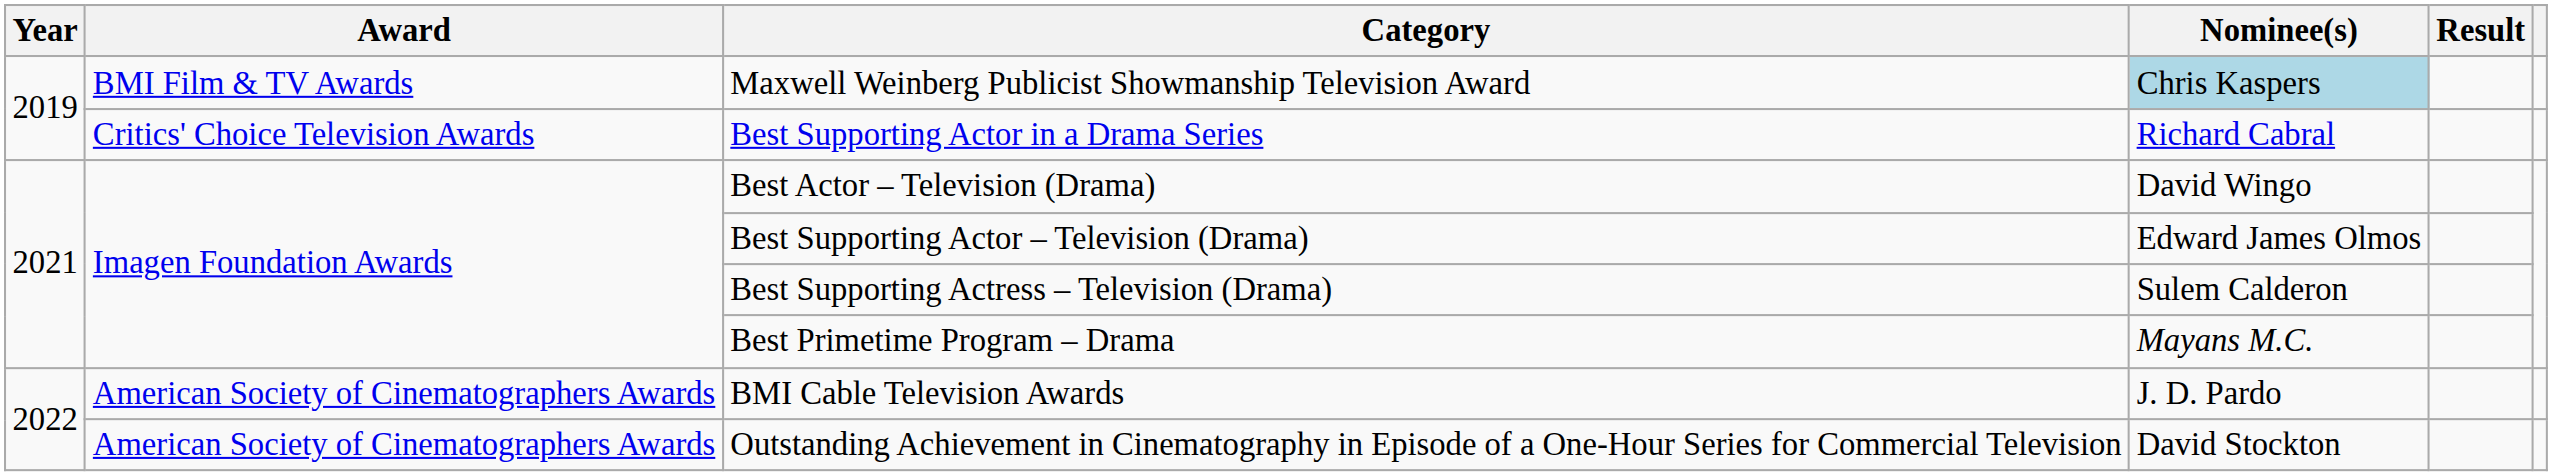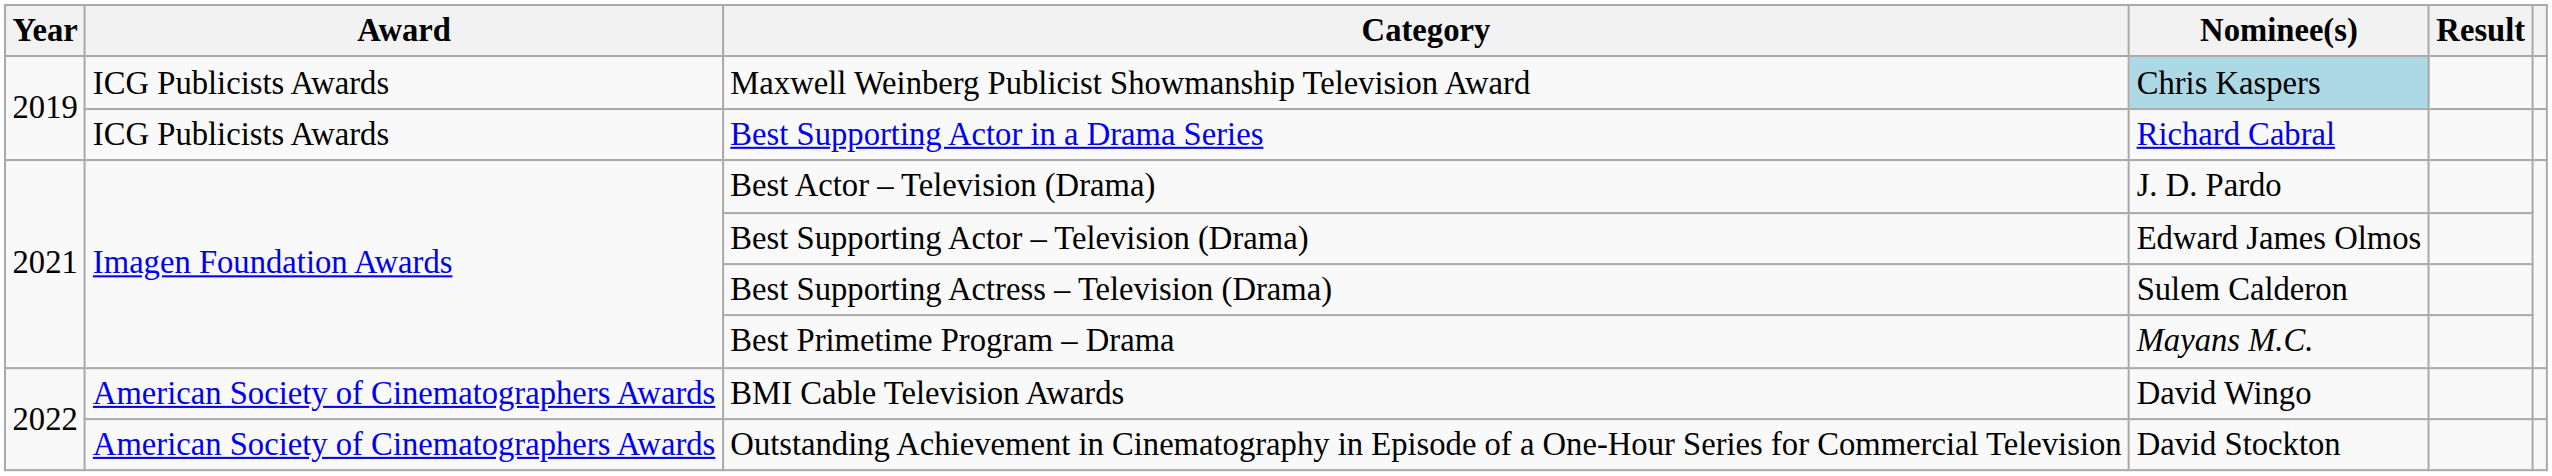(253, 82) BMI Film & TV Awards -> (241, 82) ICG Publicists Awards
(314, 133) Critics' Choice Television Awards -> (241, 133) ICG Publicists Awards
(2224, 185) David Wingo -> (2209, 185) J. D. Pardo
(2209, 392) J. D. Pardo -> (2224, 392) David Wingo
